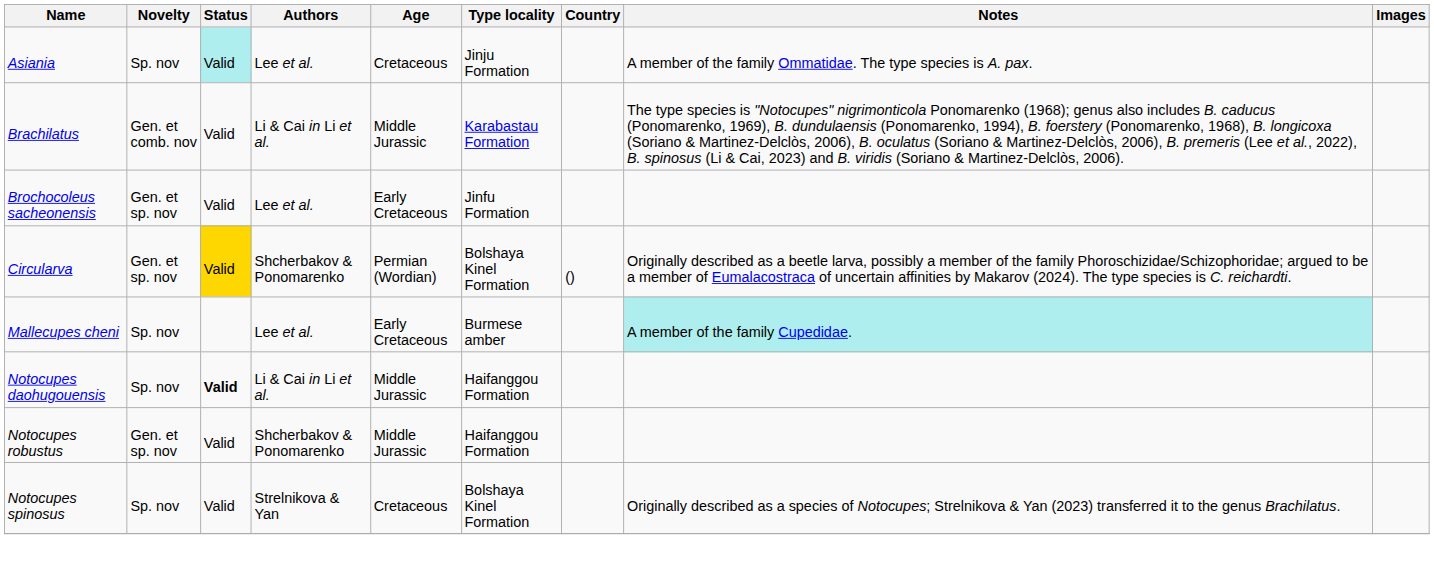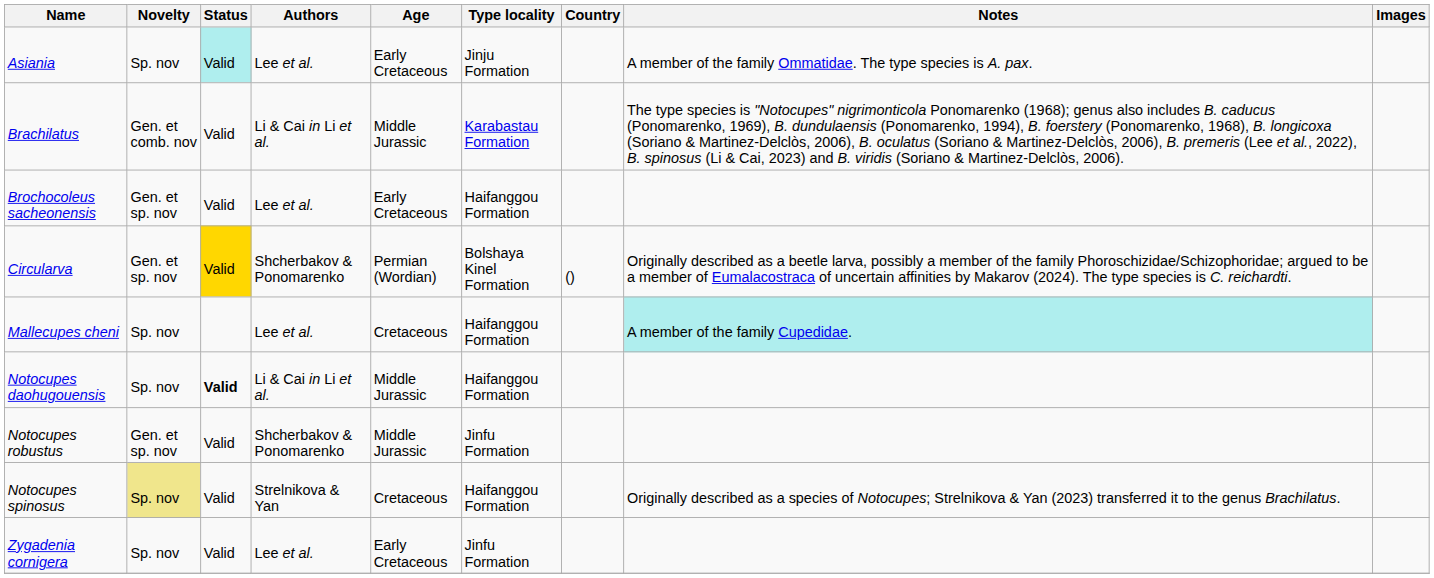(411, 63) Cretaceous -> (411, 63) Early Cretaceous
(497, 205) Jinfu Formation -> (501, 205) Haifanggou Formation
(411, 332) Early Cretaceous -> (411, 332) Cretaceous
(493, 332) Burmese amber -> (501, 332) Haifanggou Formation
(501, 443) Haifanggou Formation -> (497, 443) Jinfu Formation
(155, 506) no background -> (155, 498) khaki background
(497, 506) Bolshaya Kinel Formation -> (501, 498) Haifanggou Formation
+ row: (41, 553)
